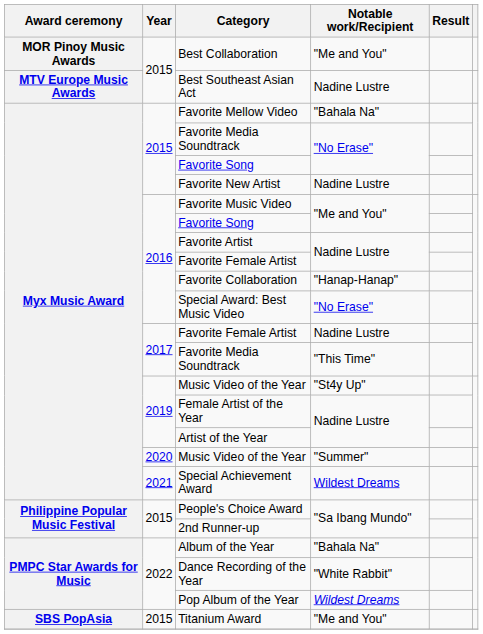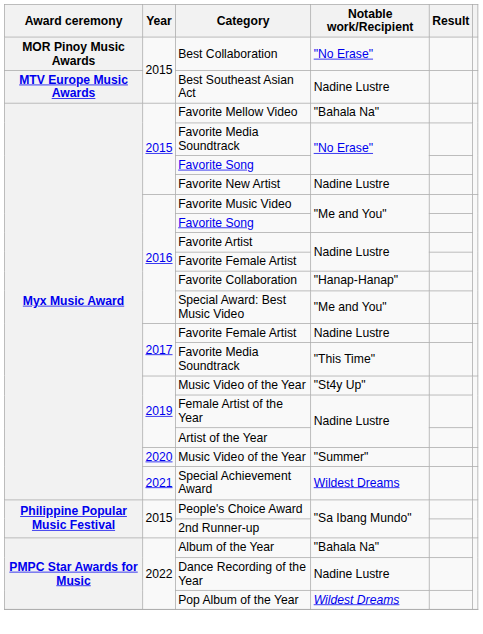(350, 53) "Me and You" -> (343, 53) "No Erase"
(343, 307) "No Erase" -> (350, 307) "Me and You"
(353, 573) "White Rabbit" -> (352, 573) Nadine Lustre
- row: (159, 619)
